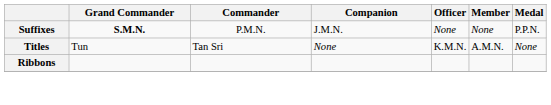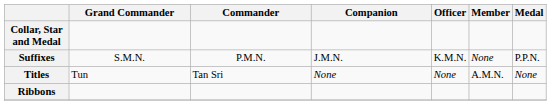+ row: (37, 35)
(129, 29) bold -> (129, 58) normal
(445, 29) None -> (450, 58) K.M.N.
(450, 46) K.M.N. -> (445, 74) None
